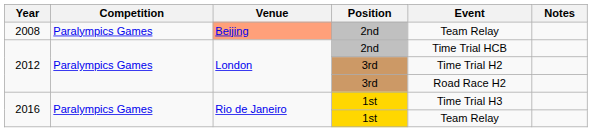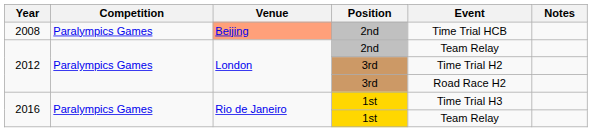(470, 31) Team Relay -> (470, 31) Time Trial HCB
(470, 49) Time Trial HCB -> (470, 49) Team Relay
